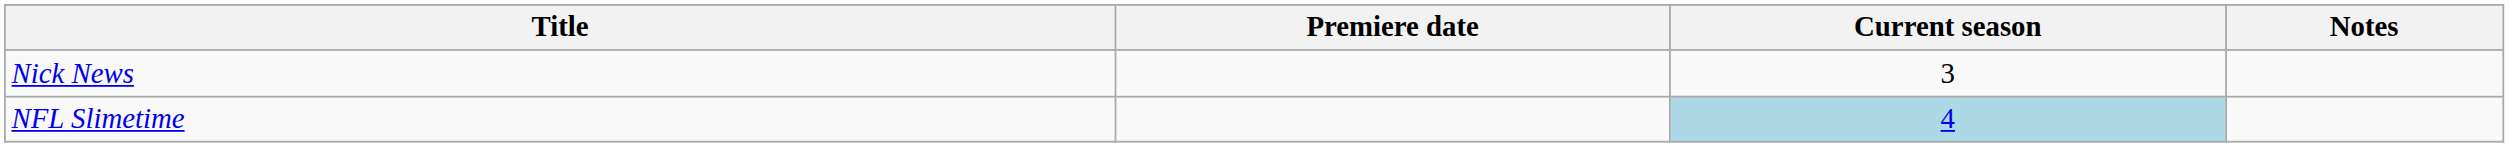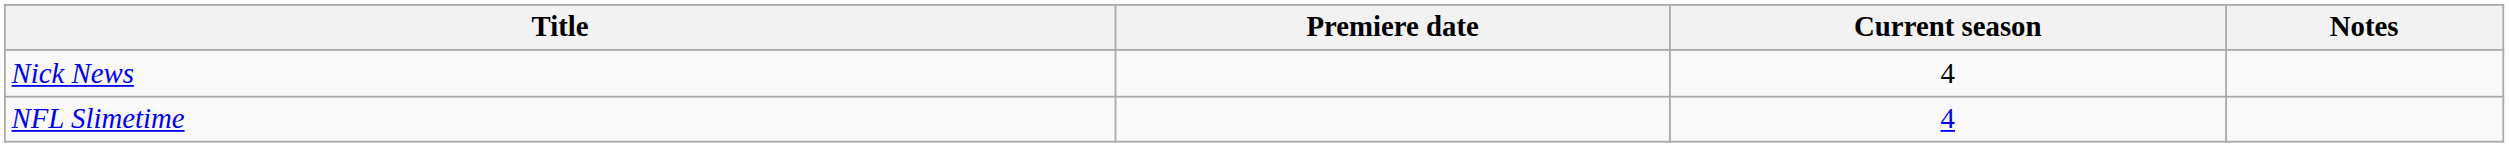(1948, 73) 3 -> (1948, 73) 4
(1948, 118) lightblue background -> (1948, 118) no background
